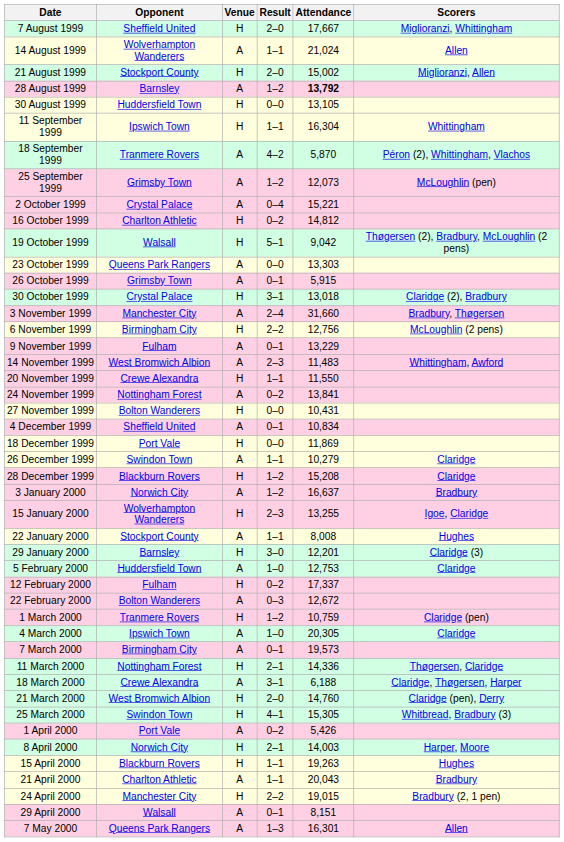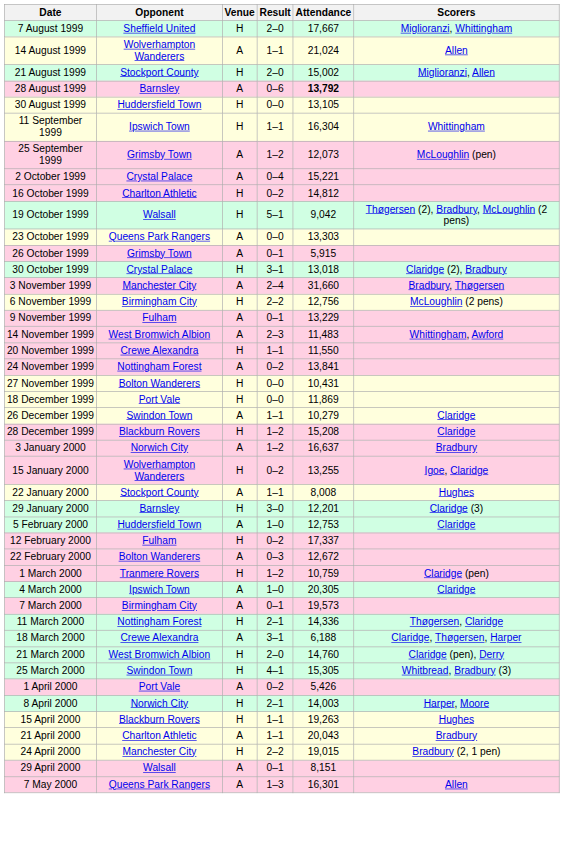(275, 89) 1–2 -> (275, 89) 0–6
- row: (50, 155)
- row: (50, 427)
(275, 514) 2–3 -> (275, 470) 0–2
